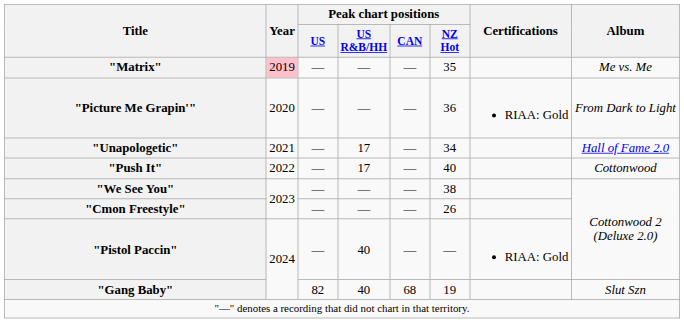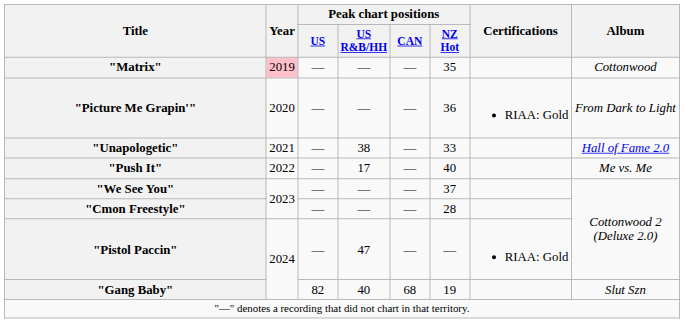(625, 67) Me vs. Me -> (625, 67) Cottonwood
(364, 148) 17 -> (364, 148) 38
(450, 148) 34 -> (450, 148) 33
(625, 168) Cottonwood -> (625, 168) Me vs. Me
(450, 188) 38 -> (450, 188) 37
(450, 209) 26 -> (450, 209) 28
(364, 249) 40 -> (364, 249) 47
